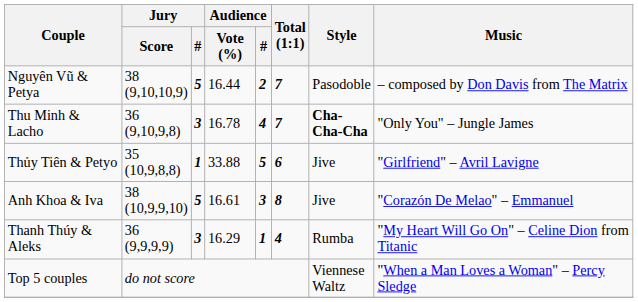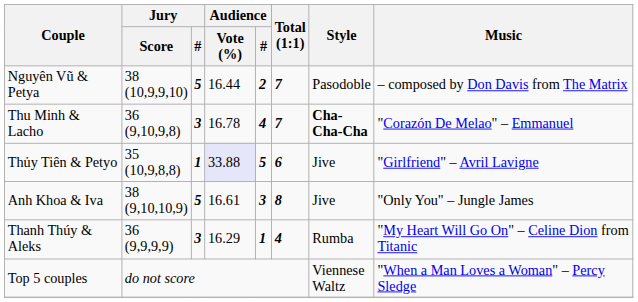(156, 84) 38 (9,10,10,9) -> (156, 84) 38 (10,9,9,10)
(455, 123) "Only You" – Jungle James -> (475, 123) "Corazón De Melao" – Emmanuel
(224, 162) no background -> (224, 162) lavender background
(156, 200) 38 (10,9,9,10) -> (156, 200) 38 (9,10,10,9)
(475, 200) "Corazón De Melao" – Emmanuel -> (455, 200) "Only You" – Jungle James
